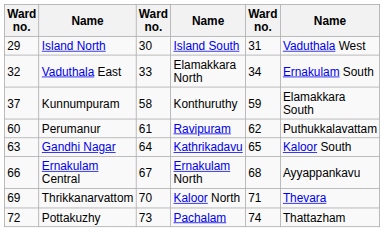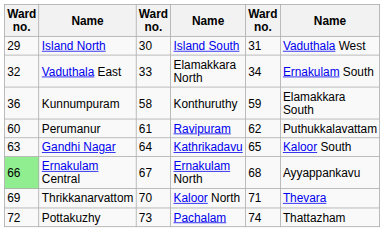(14, 103) 37 -> (14, 103) 36
(14, 173) no background -> (14, 173) lightgreen background
